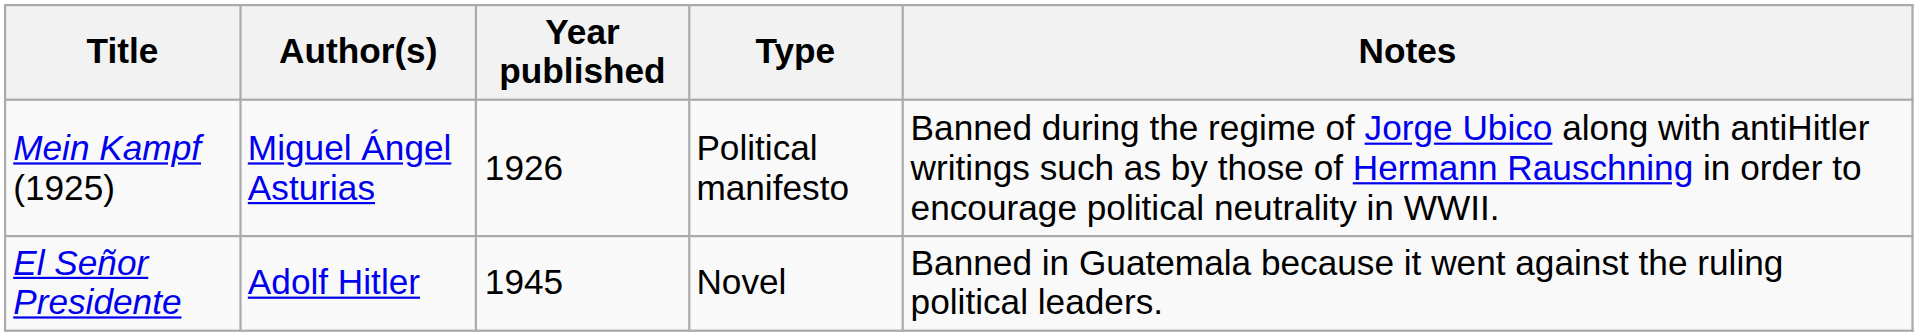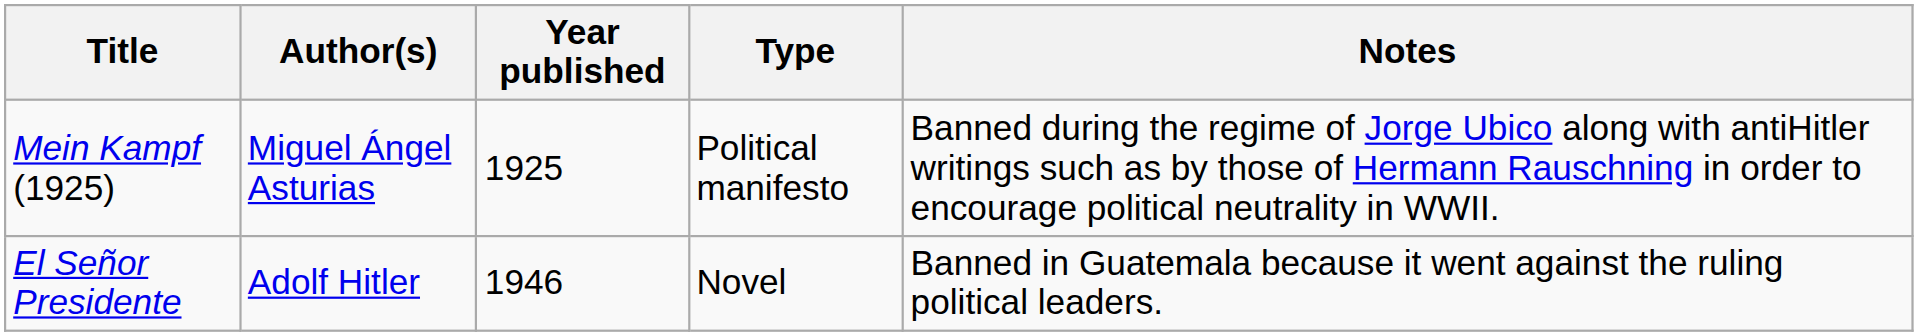(524, 167) 1926 -> (524, 167) 1925
(524, 282) 1945 -> (524, 282) 1946
